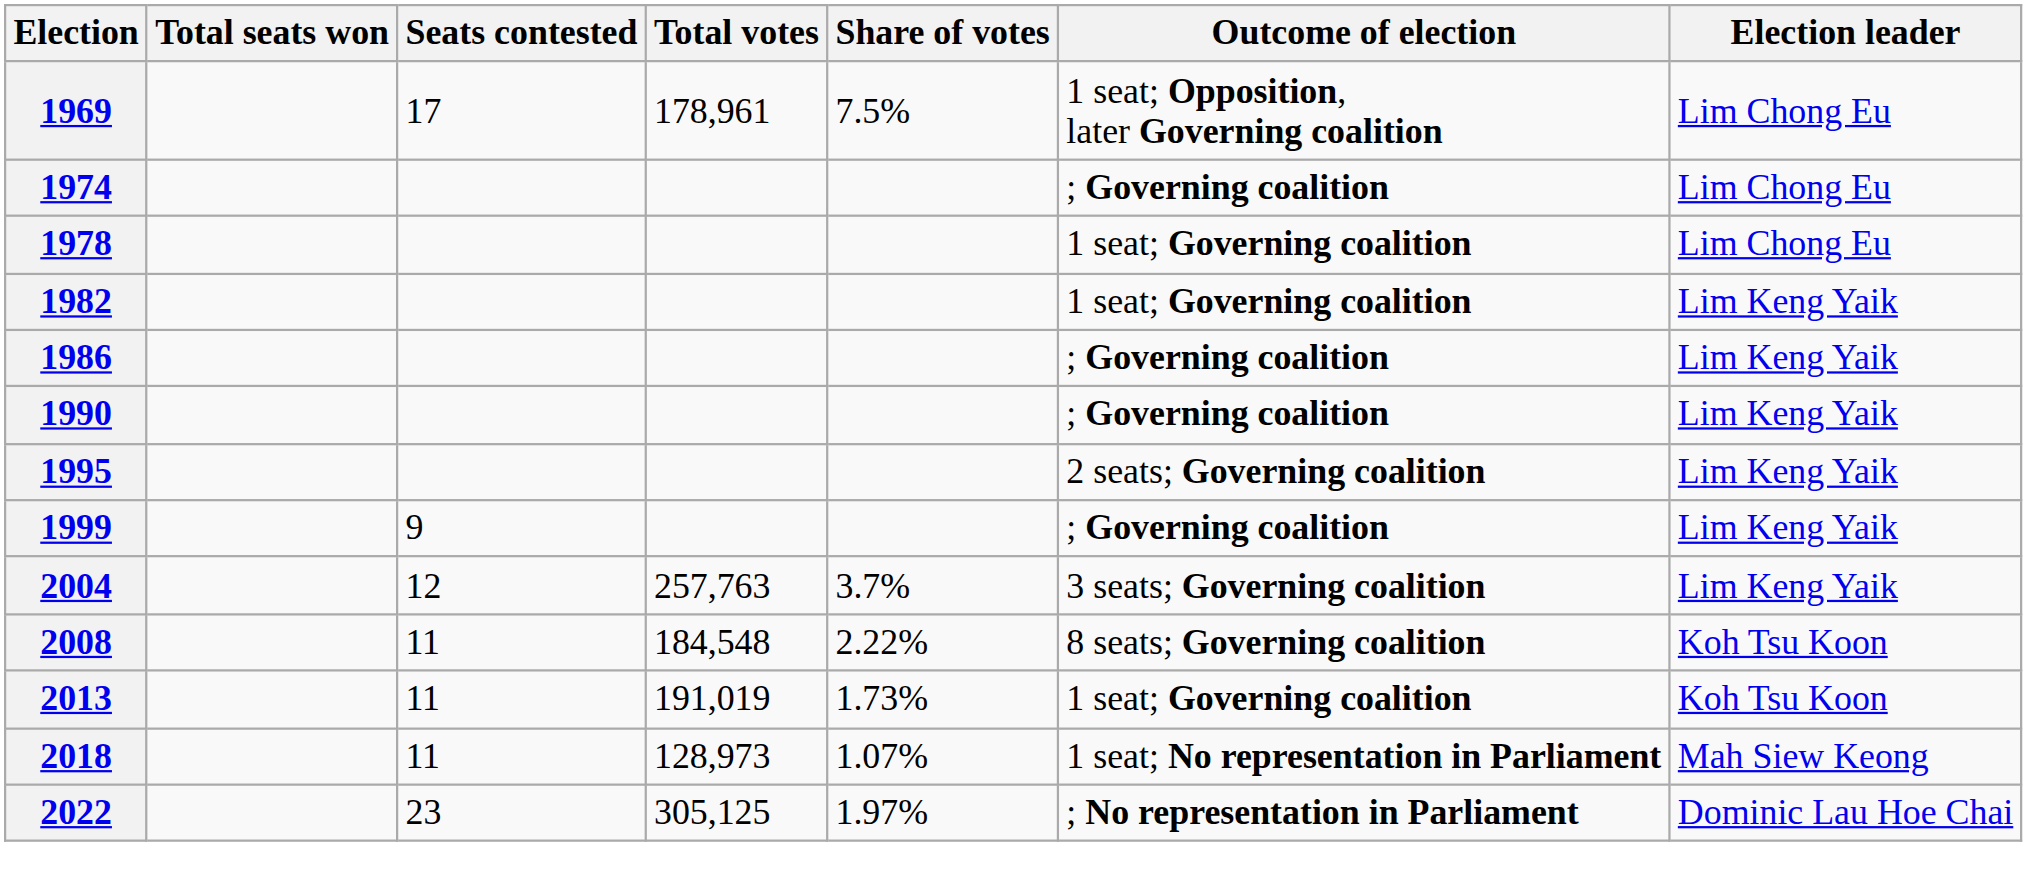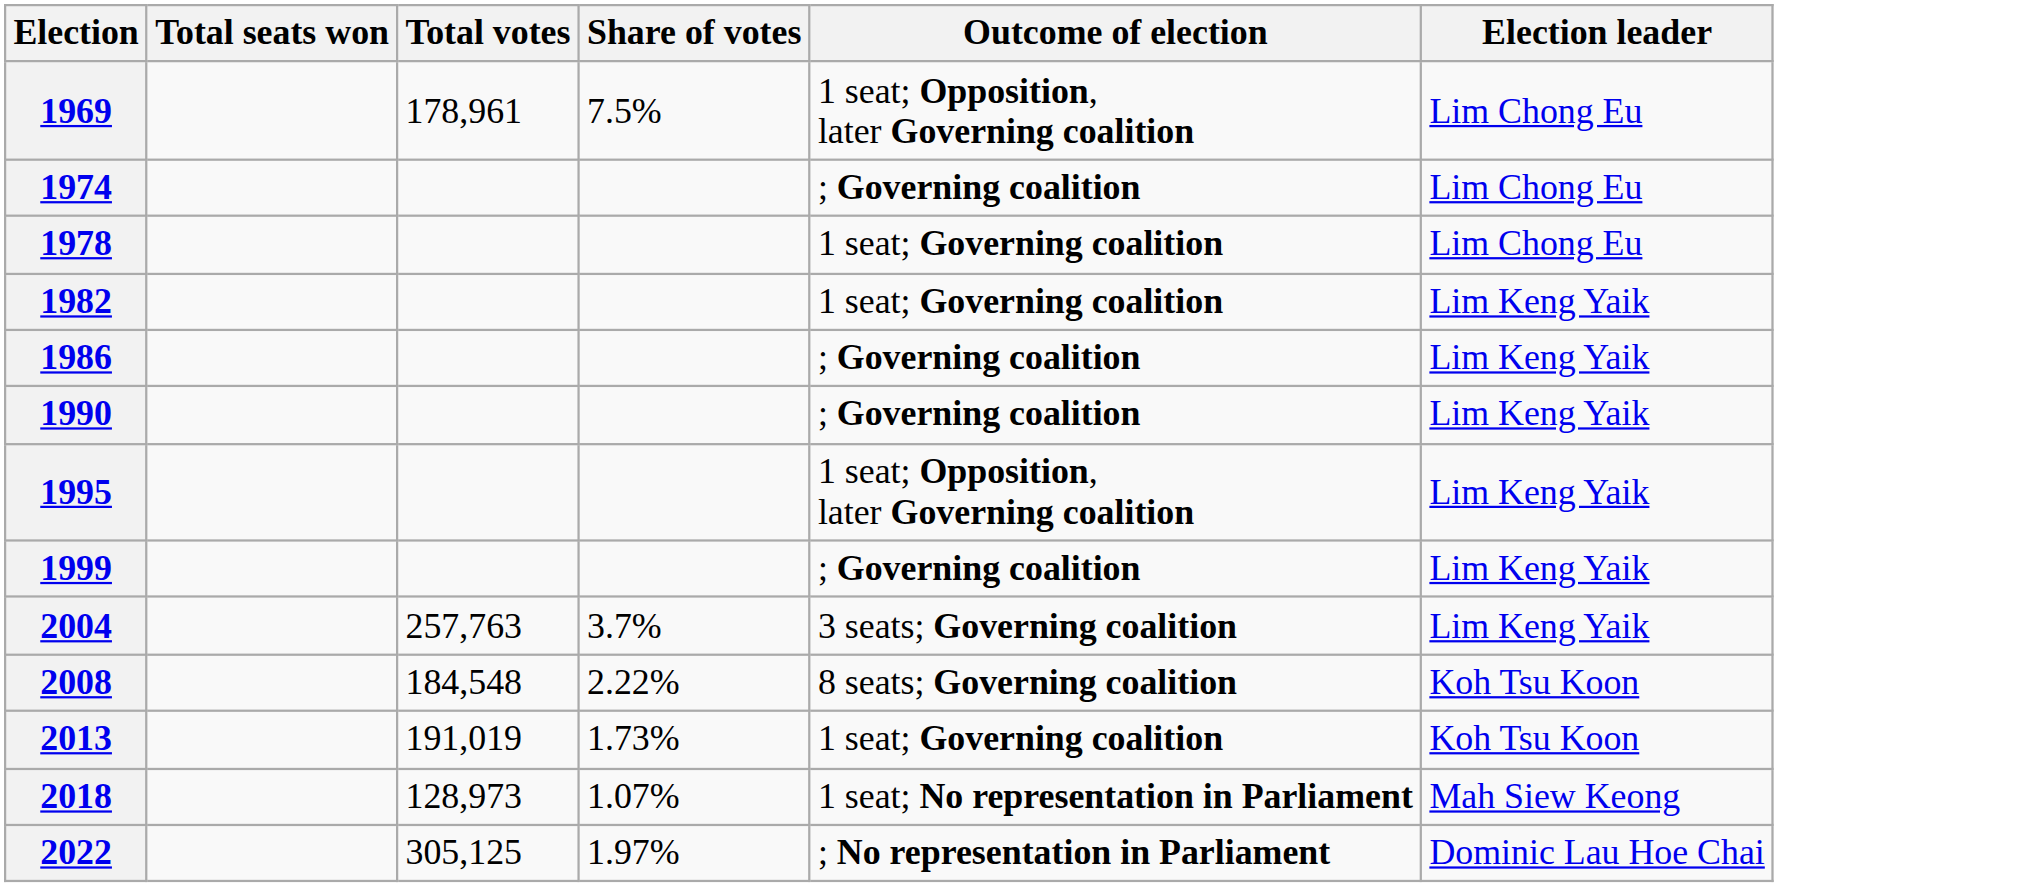- column: (521, 32)
(1276, 471) 2 seats; Governing coalition -> (1006, 491) 1 seat; Opposition, later Governing coalition
